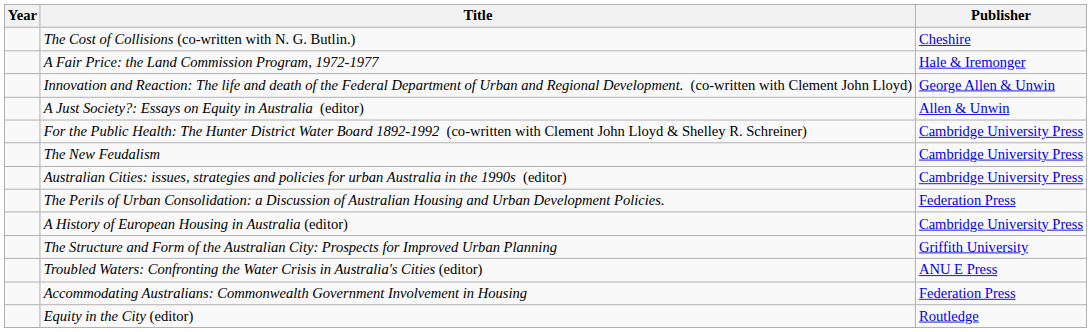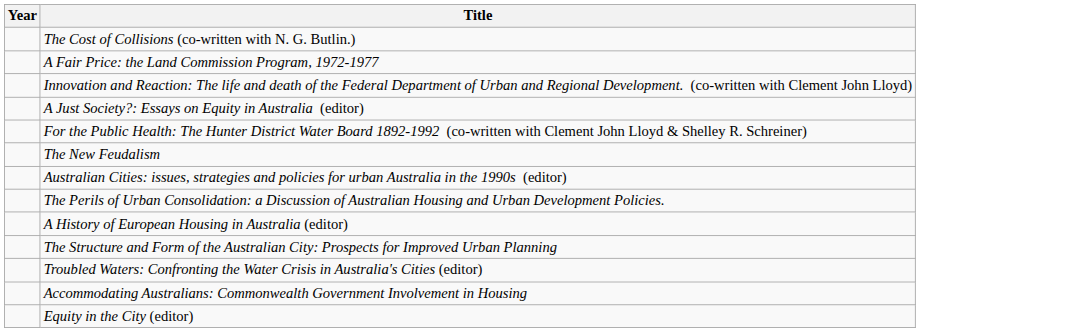- column: (1001, 16)
